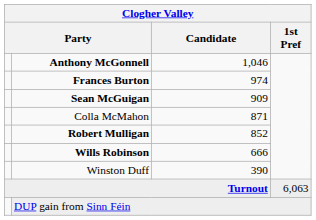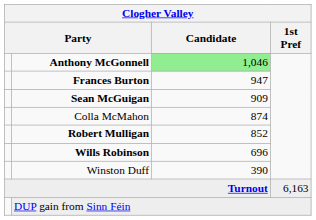(255, 62) no background -> (255, 62) lightgreen background
(259, 80) 974 -> (259, 80) 947
(259, 116) 871 -> (259, 116) 874
(259, 152) 666 -> (259, 152) 696
(296, 188) 6,063 -> (296, 188) 6,163
